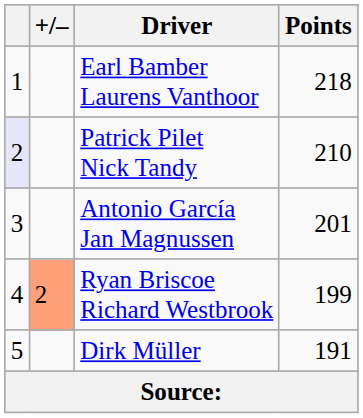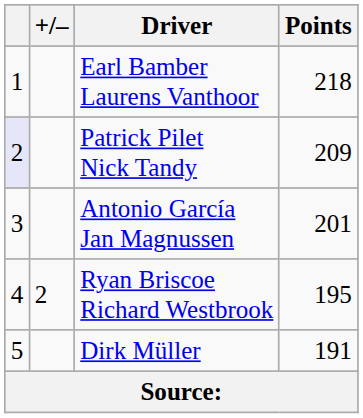(333, 152) 210 -> (333, 152) 209
(41, 294) lightsalmon background -> (41, 294) no background
(333, 294) 199 -> (333, 294) 195
